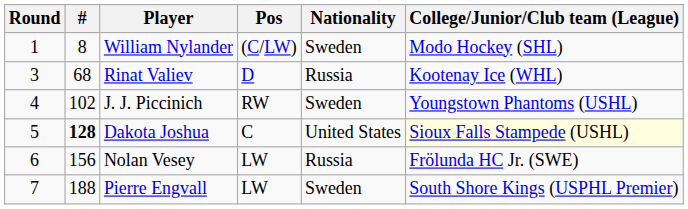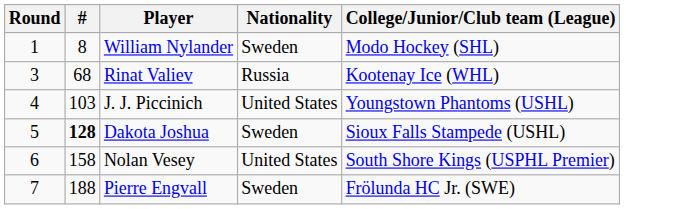- column: (269, 18)
(82, 103) 102 -> (82, 103) 103
(333, 103) Sweden -> (289, 103) United States
(353, 132) United States -> (270, 132) Sweden
(519, 132) lightyellow background -> (455, 132) no background
(82, 160) 156 -> (82, 160) 158
(329, 160) Russia -> (289, 160) United States
(494, 160) Frölunda HC Jr. (SWE) -> (480, 160) South Shore Kings (USPHL Premier)
(544, 189) South Shore Kings (USPHL Premier) -> (430, 189) Frölunda HC Jr. (SWE)
